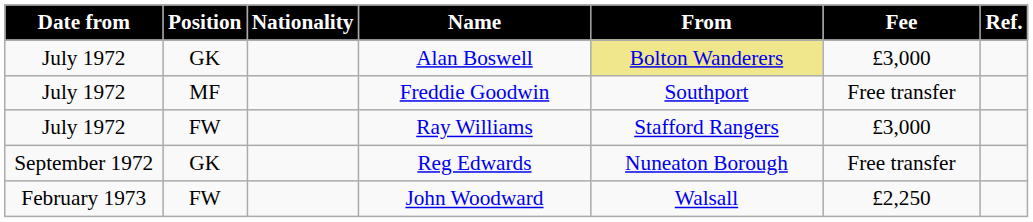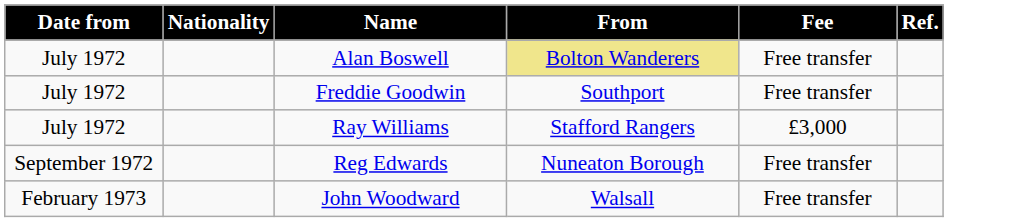- column: (205, 22)
(901, 57) £3,000 -> (817, 57) Free transfer
(901, 198) £2,250 -> (817, 198) Free transfer
